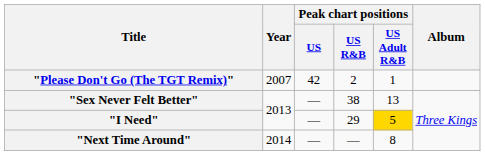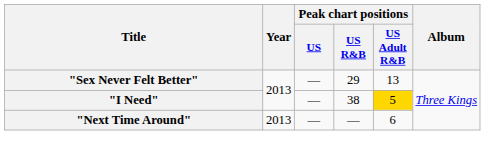- row: (134, 80)
(353, 100) 38 -> (353, 80) 29
(353, 120) 29 -> (353, 100) 38
(279, 140) 2014 -> (279, 120) 2013
(393, 140) 8 -> (393, 120) 6
